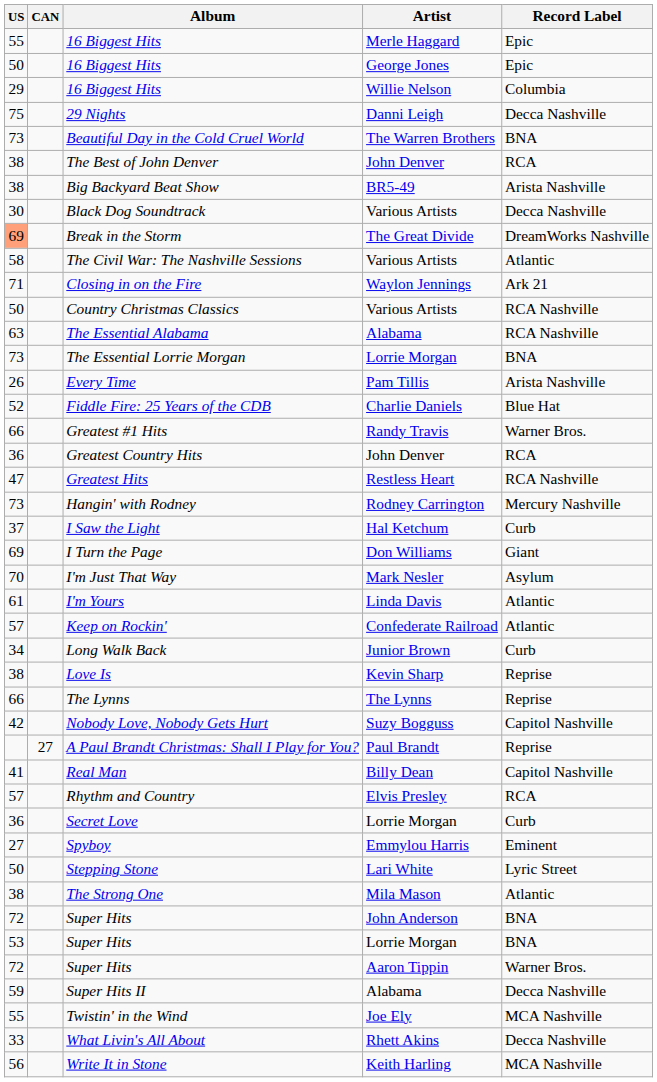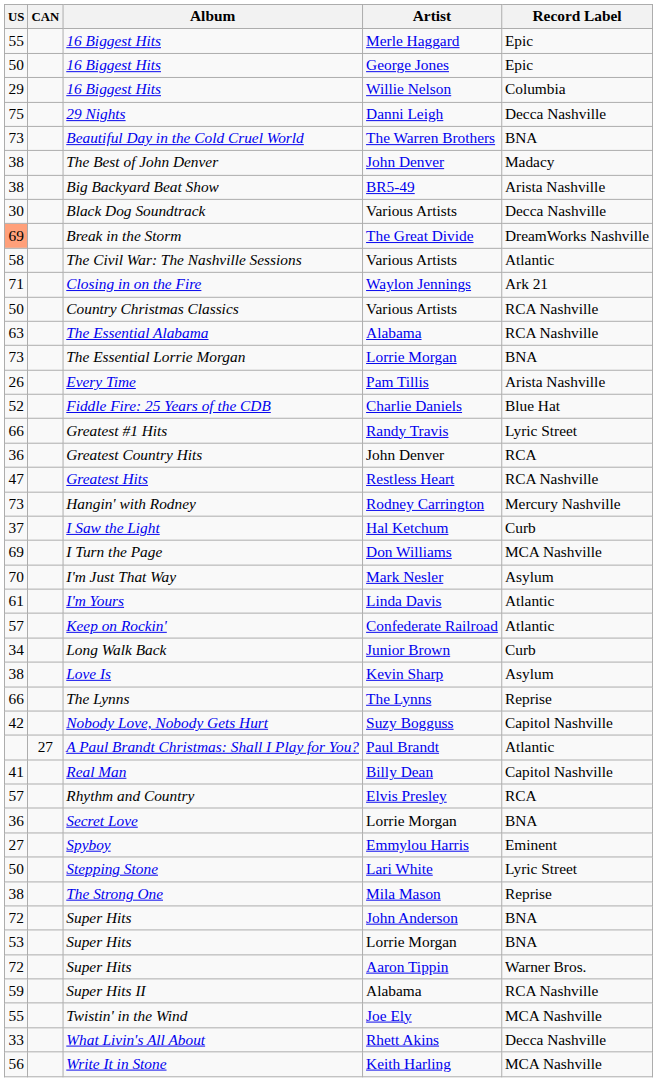(521, 162) RCA -> (530, 162) Madacy
(546, 430) Warner Bros. -> (541, 430) Lyric Street
(522, 552) Giant -> (553, 552) MCA Nashville
(528, 674) Reprise -> (529, 674) Asylum
(528, 747) Reprise -> (530, 747) Atlantic
(520, 820) Curb -> (521, 820) BNA
(530, 893) Atlantic -> (528, 893) Reprise
(555, 991) Decca Nashville -> (552, 991) RCA Nashville
